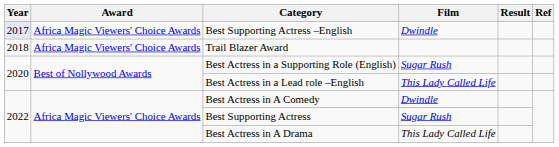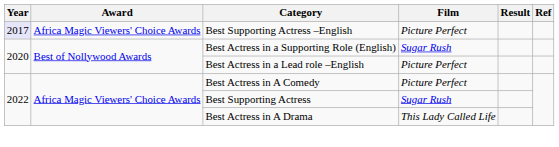(419, 30) Dwindle -> (434, 30) Picture Perfect
- row: (247, 47)
(448, 82) This Lady Called Life -> (434, 64) Picture Perfect
(419, 99) Dwindle -> (434, 82) Picture Perfect
